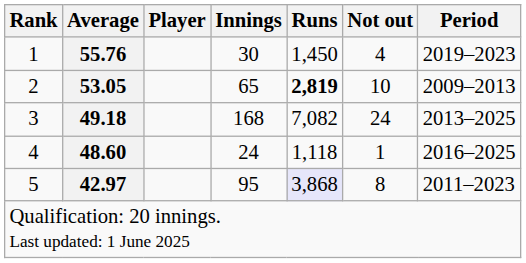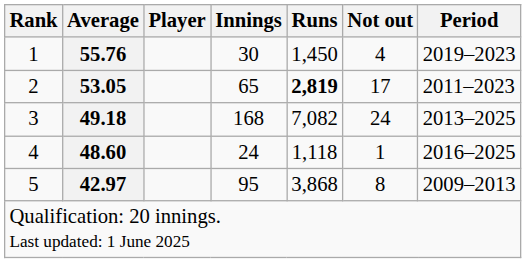(380, 86) 10 -> (380, 86) 17
(469, 86) 2009–2013 -> (469, 86) 2011–2023
(315, 184) lavender background -> (315, 184) no background
(469, 184) 2011–2023 -> (469, 184) 2009–2013
